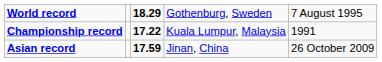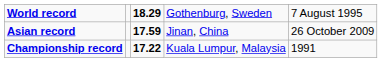rows swapped: (41, 48) <-> (65, 31)
